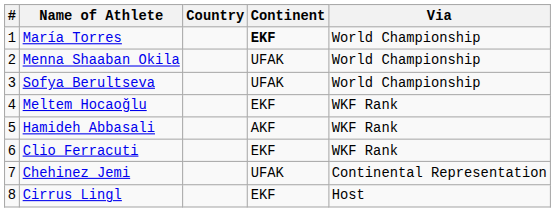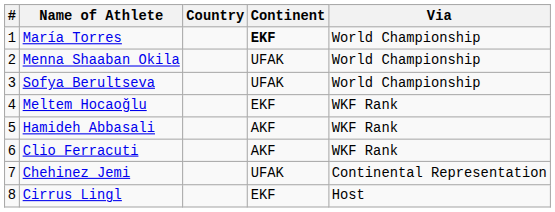(263, 151) EKF -> (263, 151) AKF
